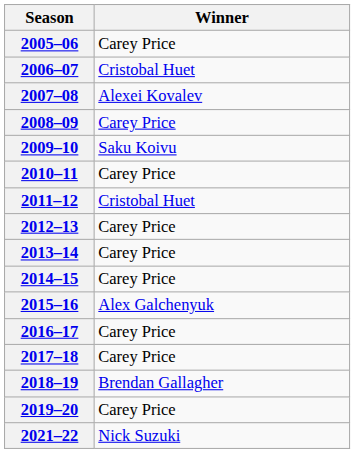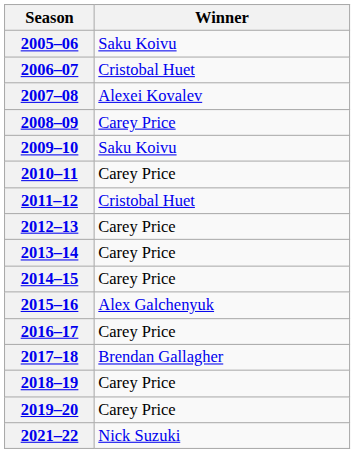(137, 43) Carey Price -> (137, 43) Saku Koivu
(137, 357) Carey Price -> (161, 357) Brendan Gallagher
(161, 383) Brendan Gallagher -> (137, 383) Carey Price
